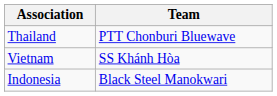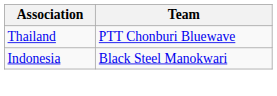- row: (31, 58)
